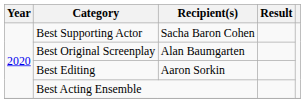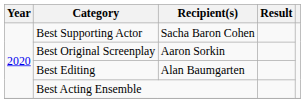(203, 51) Alan Baumgarten -> (193, 51) Aaron Sorkin
(193, 70) Aaron Sorkin -> (203, 70) Alan Baumgarten
